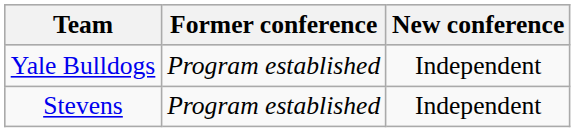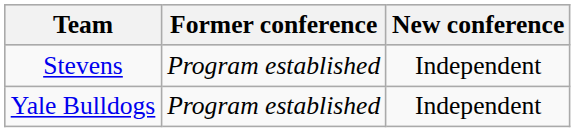rows swapped: (83, 65) <-> (83, 106)
